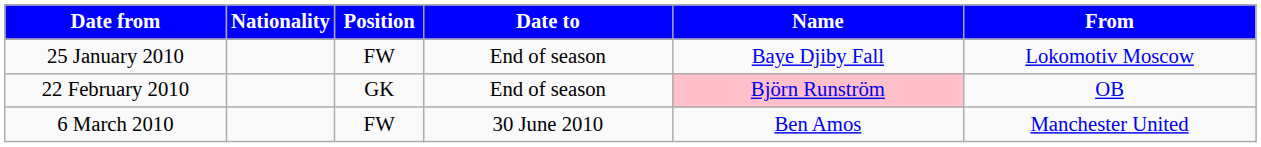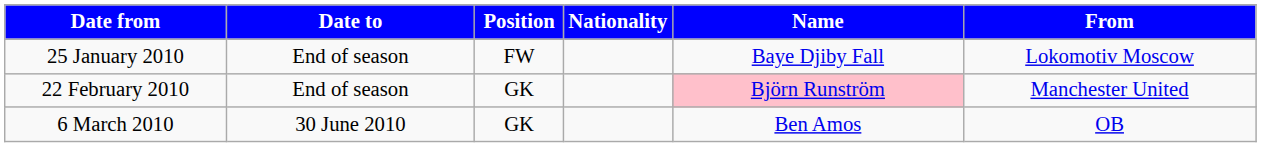columns swapped: (548, 21) <-> (280, 21)
(1110, 90) OB -> (1110, 90) Manchester United
(379, 124) FW -> (519, 124) GK
(1110, 124) Manchester United -> (1110, 124) OB
